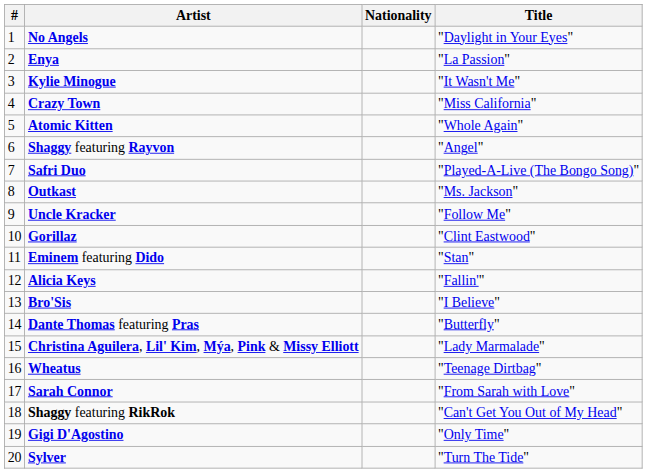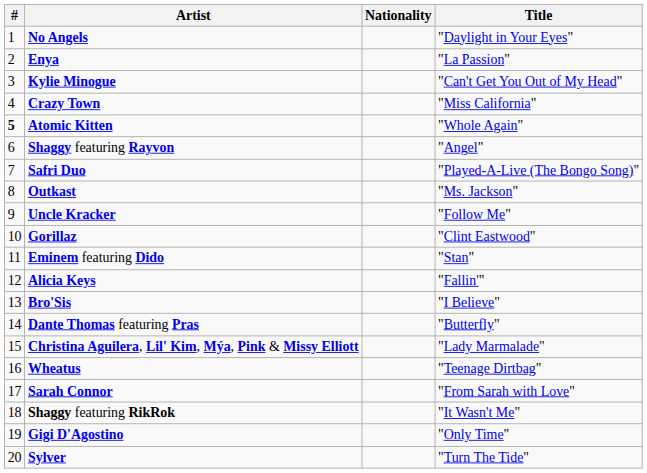(479, 81) "It Wasn't Me" -> (530, 81) "Can't Get You Out of My Head"
(11, 125) normal -> (11, 125) bold
(530, 412) "Can't Get You Out of My Head" -> (479, 412) "It Wasn't Me"
